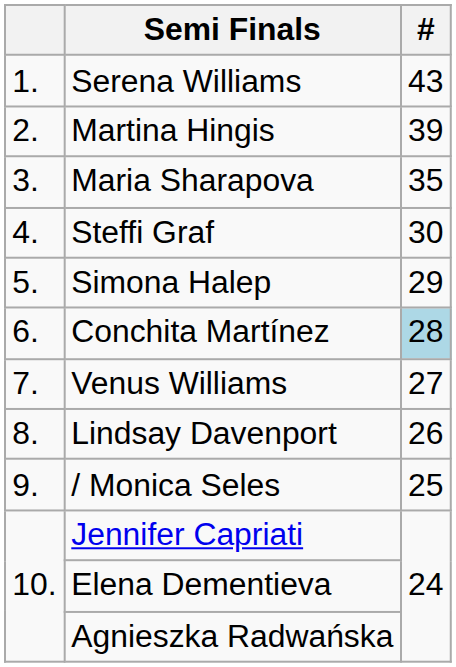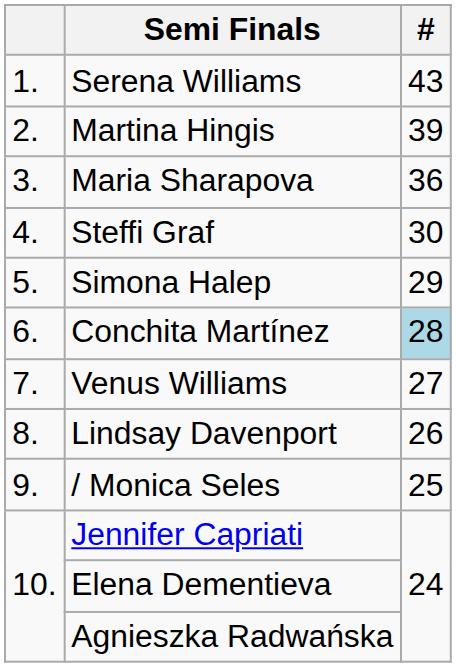(426, 181) 35 -> (426, 181) 36
